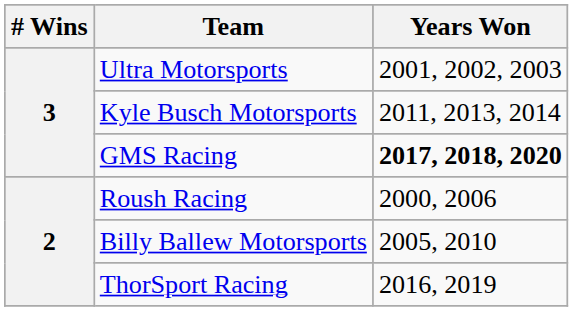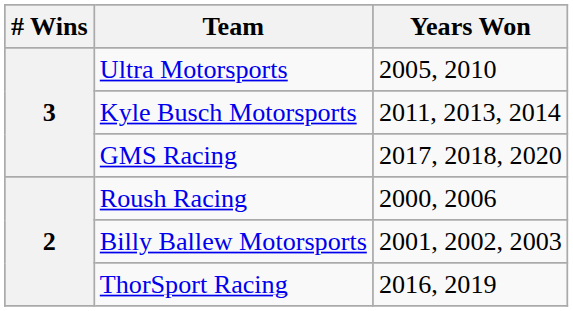(470, 69) 2001, 2002, 2003 -> (438, 69) 2005, 2010
(470, 155) bold -> (470, 155) normal
(438, 241) 2005, 2010 -> (470, 241) 2001, 2002, 2003
